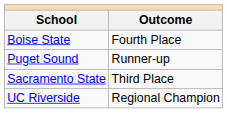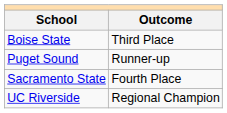(146, 39) Fourth Place -> (143, 39) Third Place
(143, 78) Third Place -> (146, 78) Fourth Place
